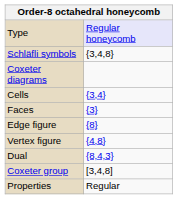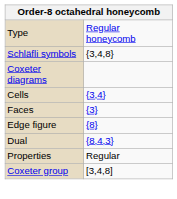(111, 33) lavender background -> (111, 33) no background
- row: (34, 140)
rows swapped: (38, 171) <-> (29, 186)
